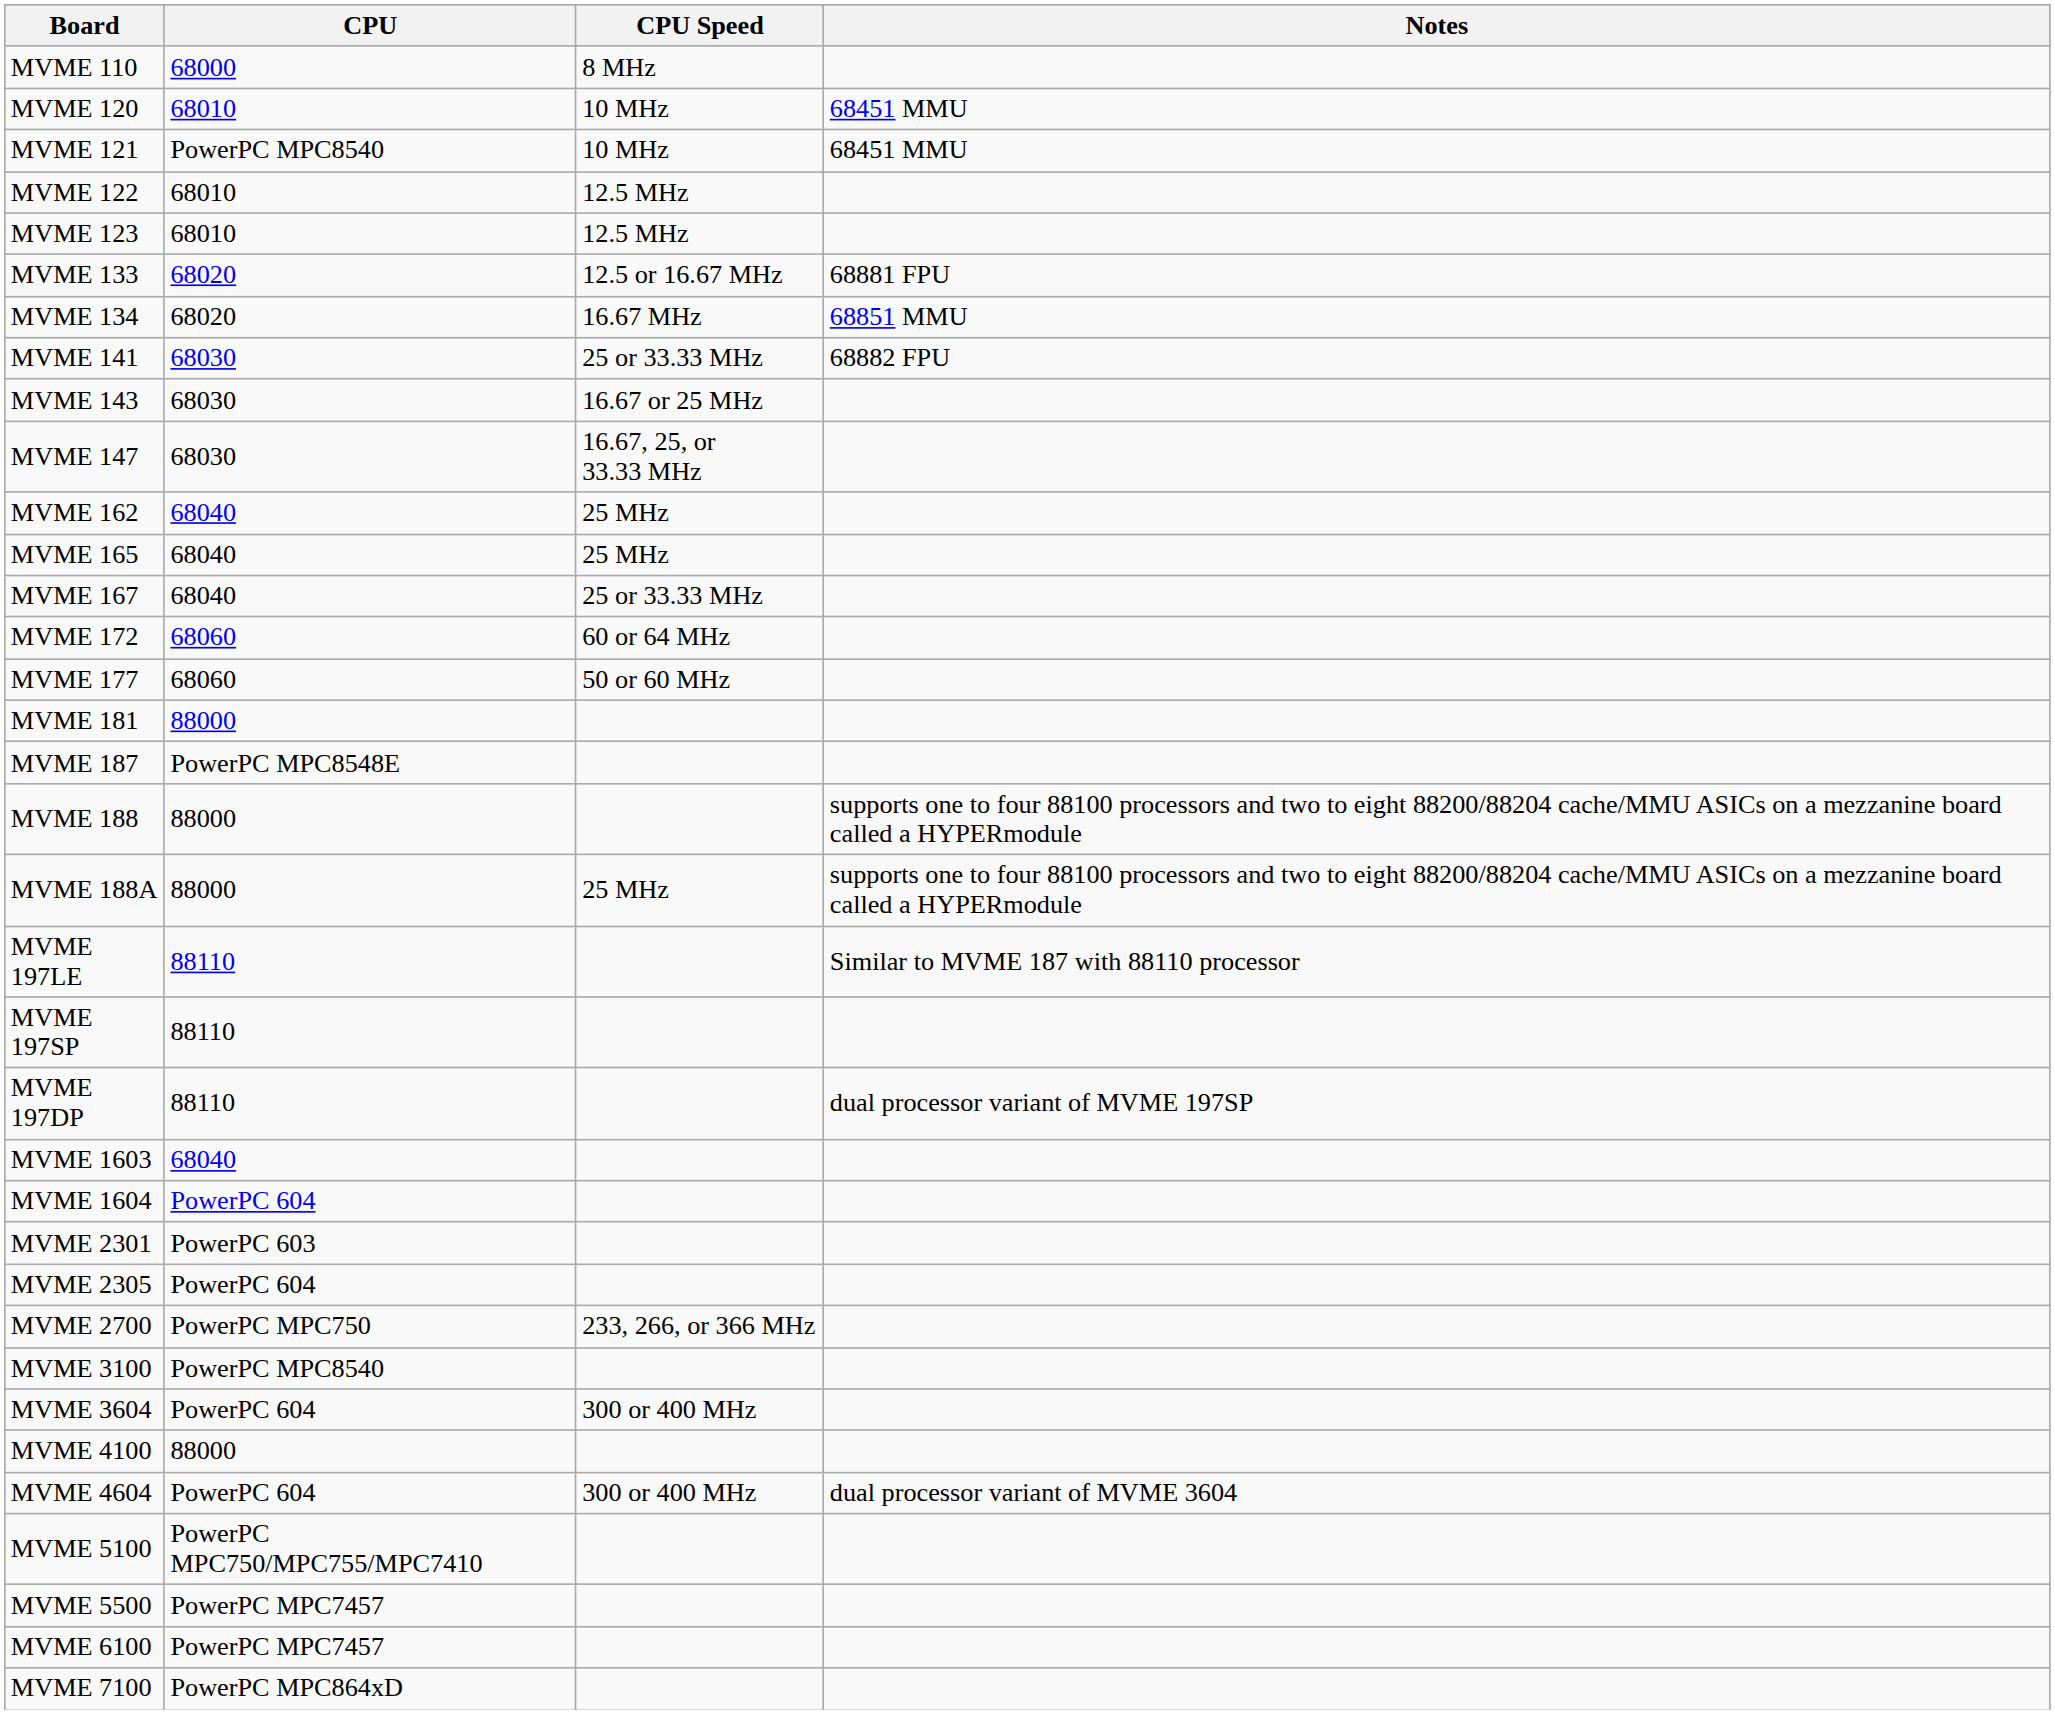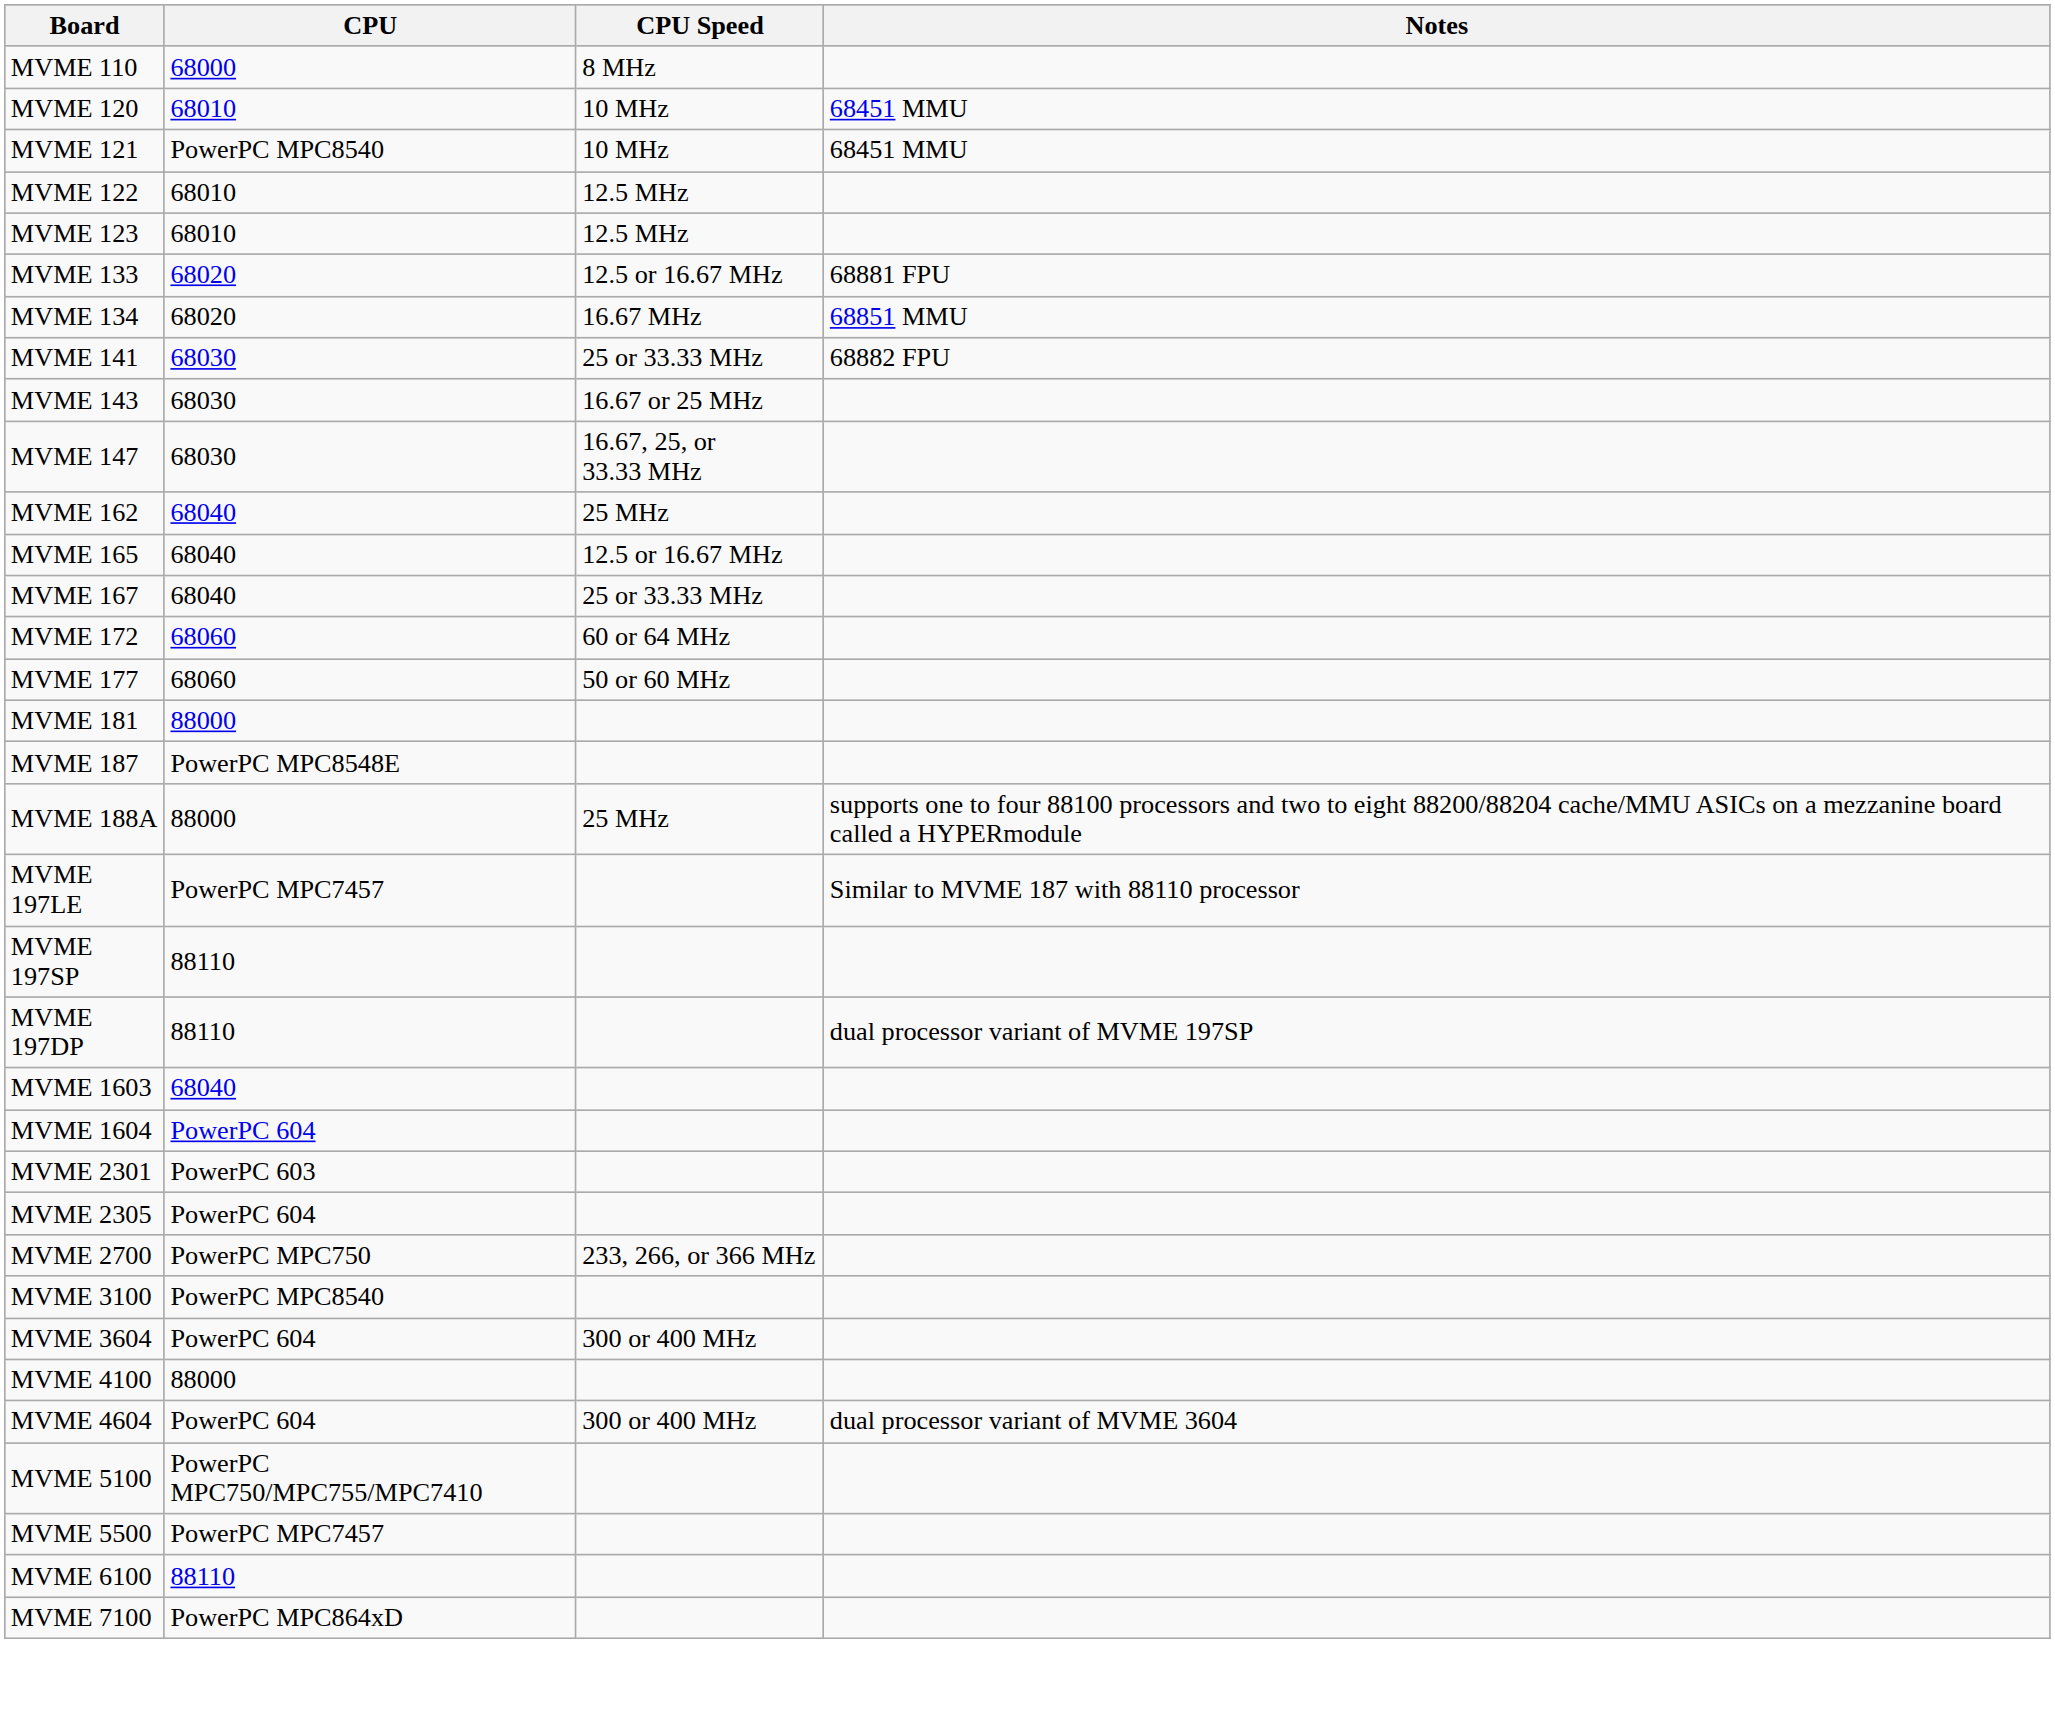(626, 554) 25 MHz -> (682, 554) 12.5 or 16.67 MHz
- row: (75, 818)
(203, 960) 88110 -> (277, 889) PowerPC MPC7457
(277, 1646) PowerPC MPC7457 -> (203, 1575) 88110
